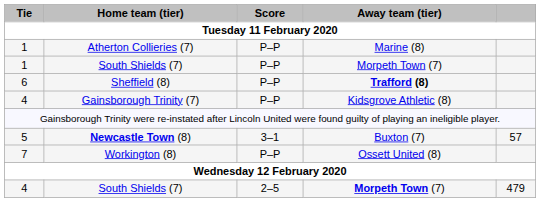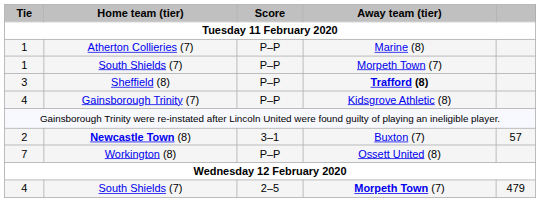(24, 83) 6 -> (24, 83) 3
(24, 137) 5 -> (24, 137) 2
